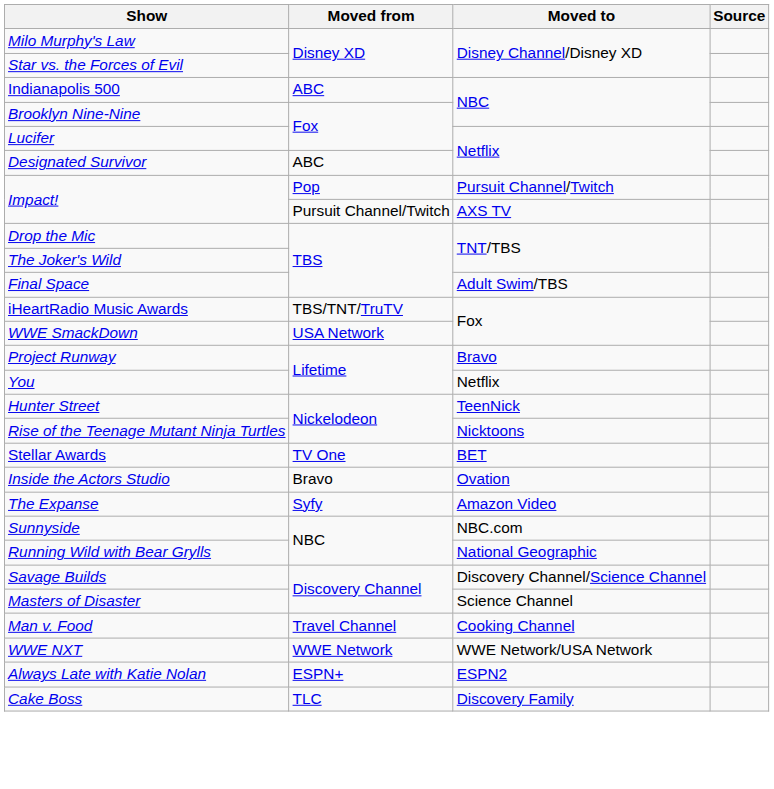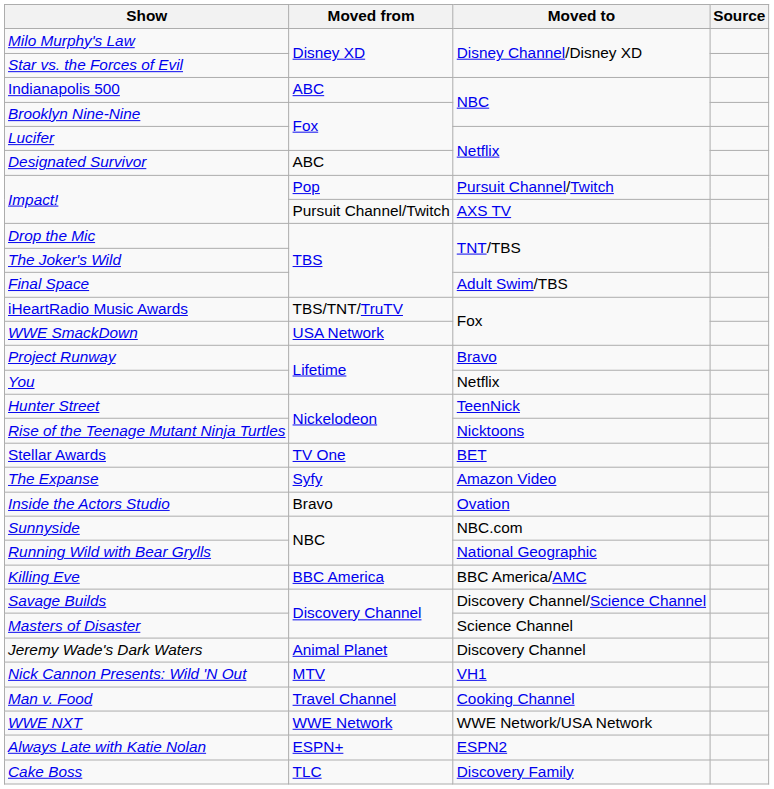rows swapped: (53, 503) <-> (89, 479)
+ row: (44, 576)
+ row: (105, 650)
+ row: (127, 674)
